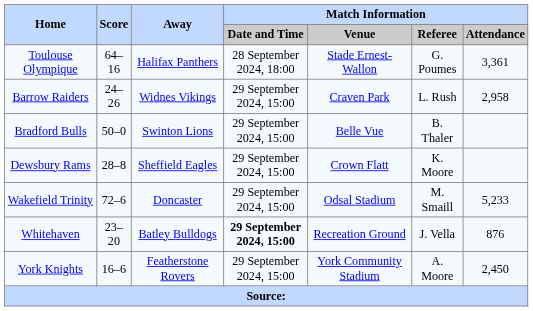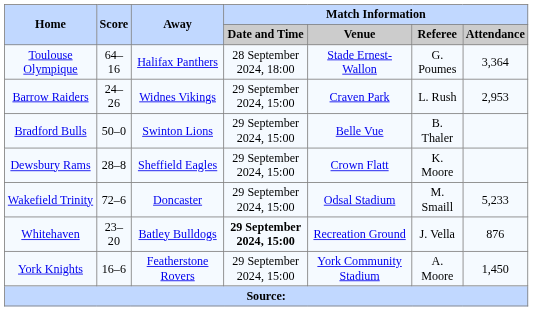(495, 62) 3,361 -> (495, 62) 3,364
(495, 96) 2,958 -> (495, 96) 2,953
(495, 268) 2,450 -> (495, 268) 1,450
